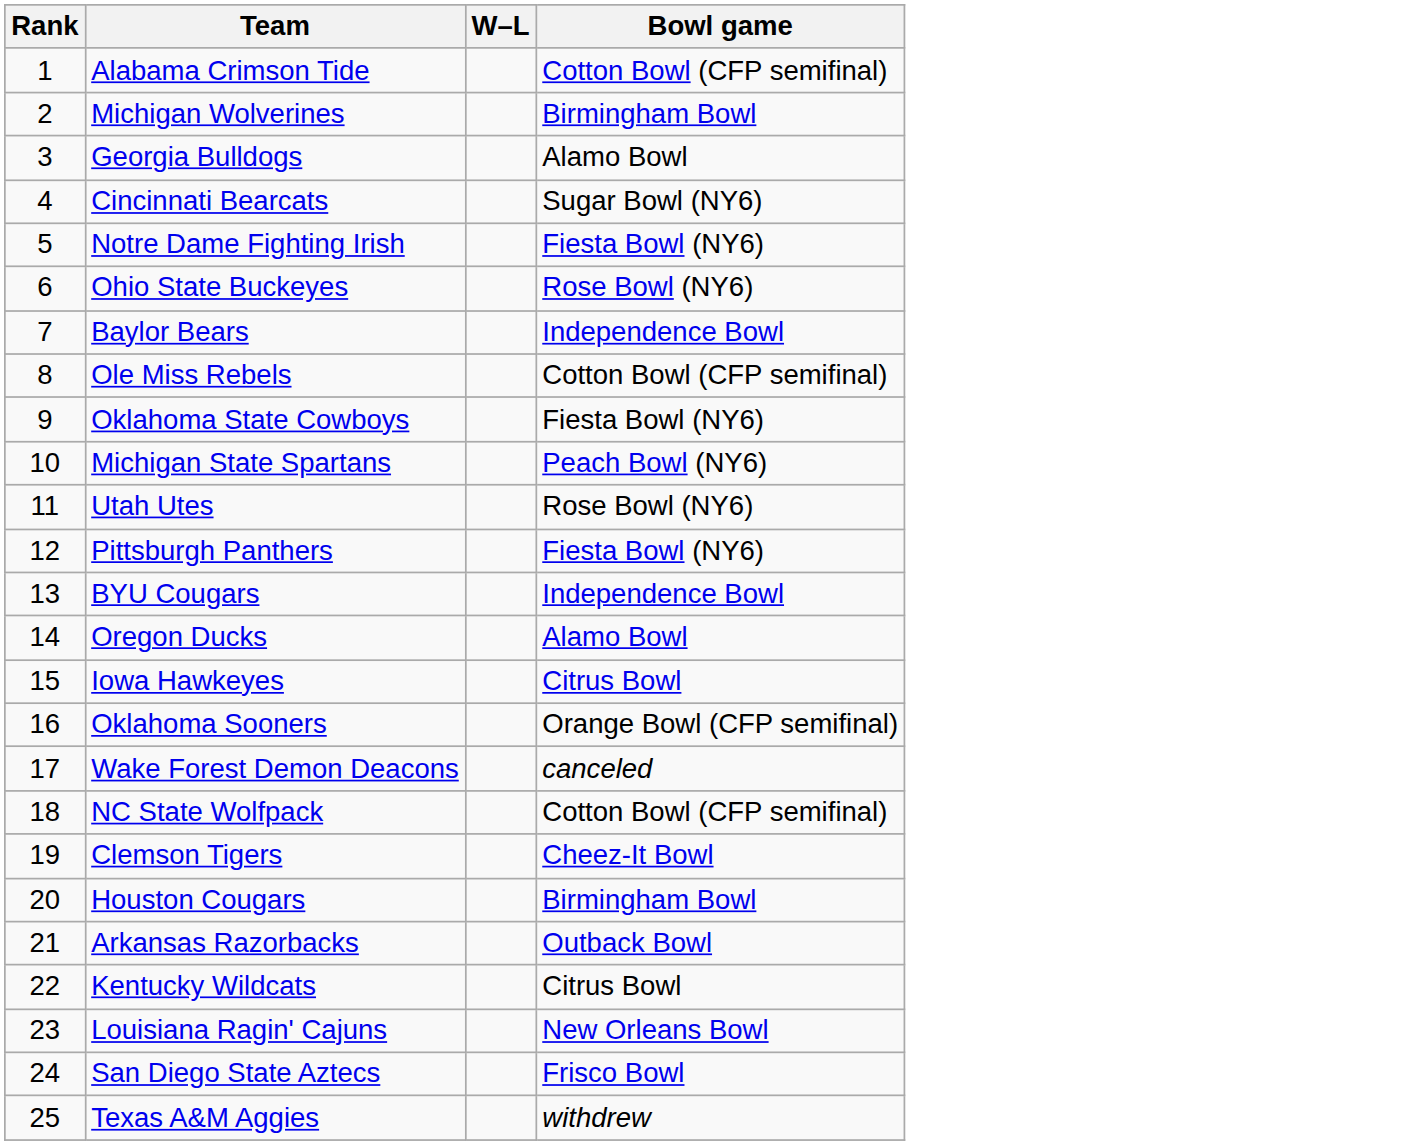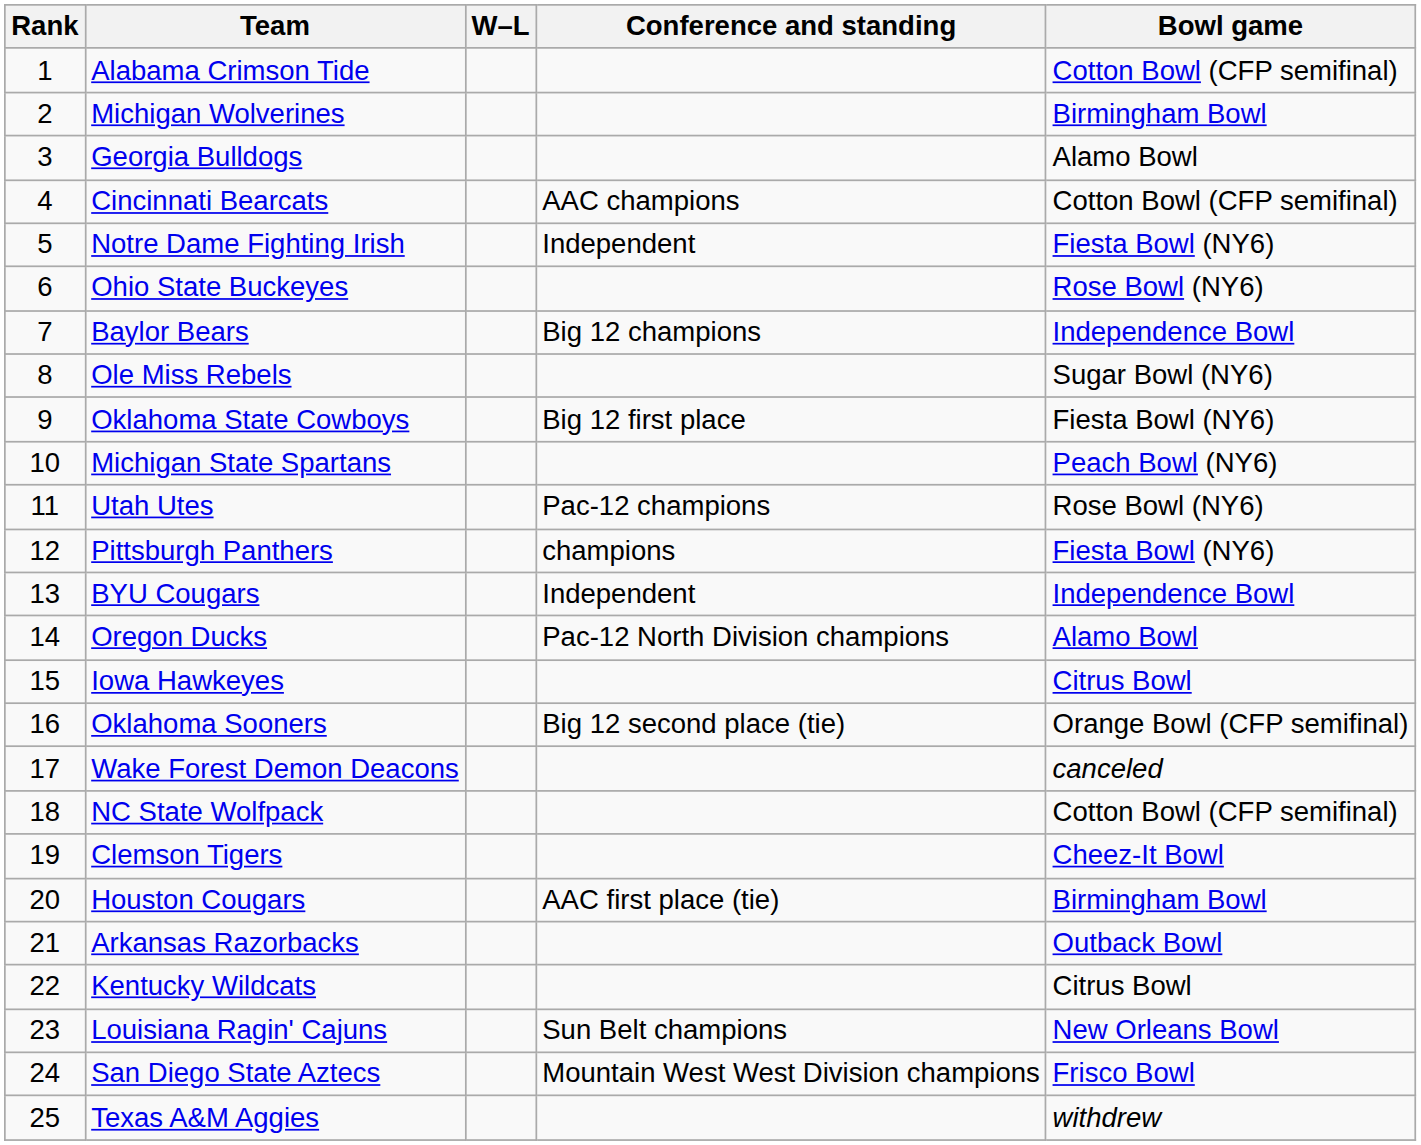+ column: (791, 26)
(652, 200) Sugar Bowl (NY6) -> (1225, 200) Cotton Bowl (CFP semifinal)
(715, 375) Cotton Bowl (CFP semifinal) -> (1163, 375) Sugar Bowl (NY6)
